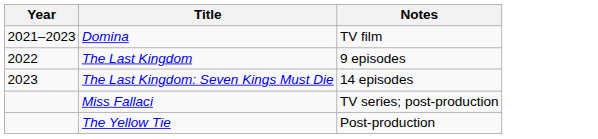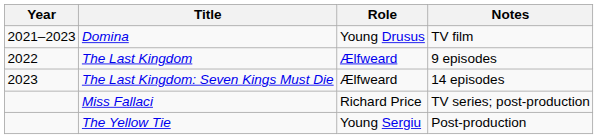+ column: (382, 15)
